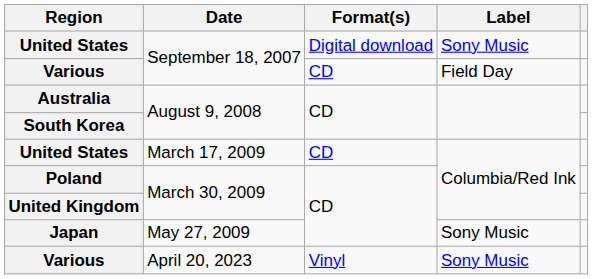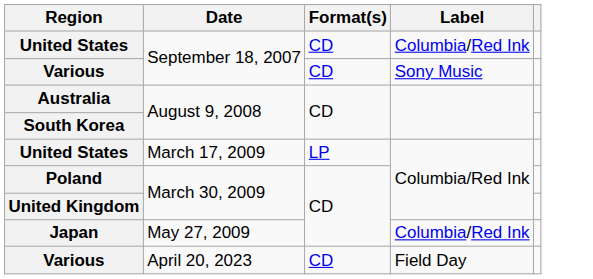(371, 44) Digital download -> (321, 44) CD
(485, 44) Sony Music -> (462, 44) Columbia/Red Ink
(477, 71) Field Day -> (439, 71) Sony Music
(321, 152) CD -> (319, 152) LP
(485, 233) Sony Music -> (462, 233) Columbia/Red Ink
(327, 260) Vinyl -> (321, 260) CD
(485, 260) Sony Music -> (431, 260) Field Day
